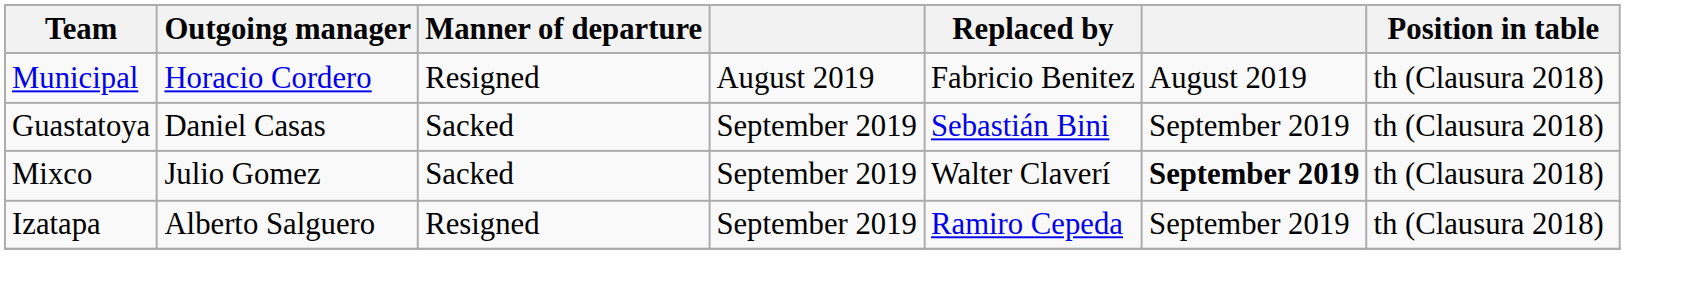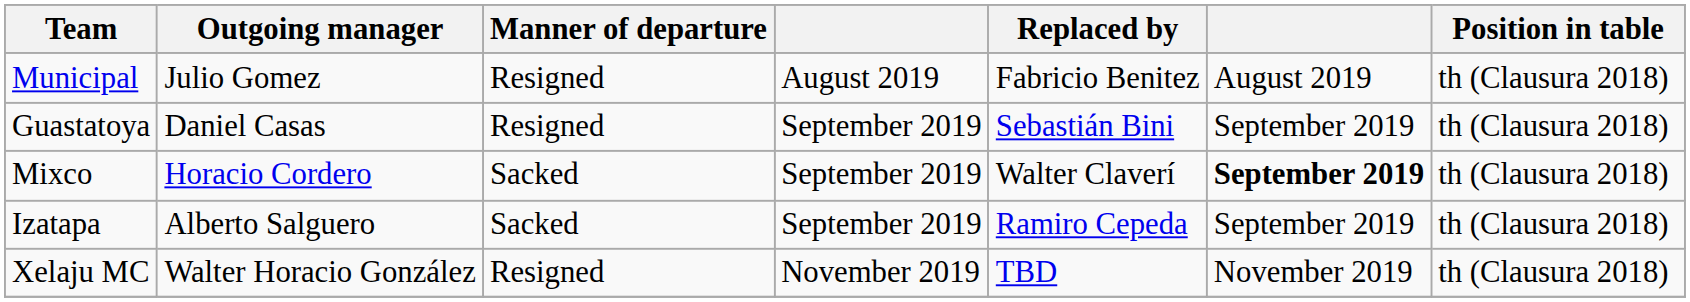(268, 77) Horacio Cordero -> (242, 77) Julio Gomez
(470, 126) Sacked -> (547, 126) Resigned
(242, 175) Julio Gomez -> (268, 175) Horacio Cordero
(482, 223) Resigned -> (534, 223) Sacked
+ row: (81, 272)
